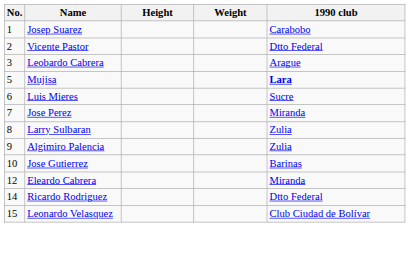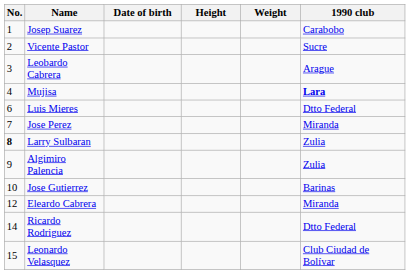+ column: (143, 12)
(296, 46) Dtto Federal -> (315, 46) Sucre
(9, 79) 5 -> (9, 91) 4
(282, 96) Sucre -> (329, 108) Dtto Federal
(9, 130) normal -> (9, 141) bold
